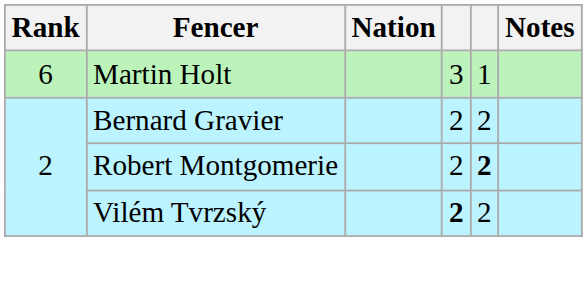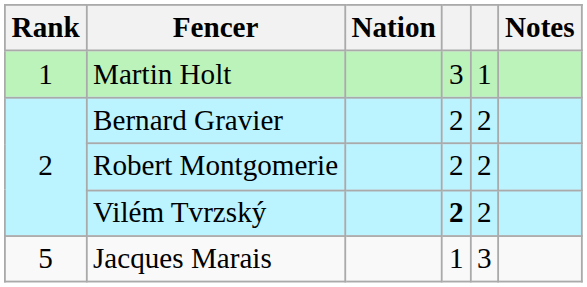(46, 73) 6 -> (46, 73) 1
(484, 166) bold -> (484, 166) normal
+ row: (182, 258)
